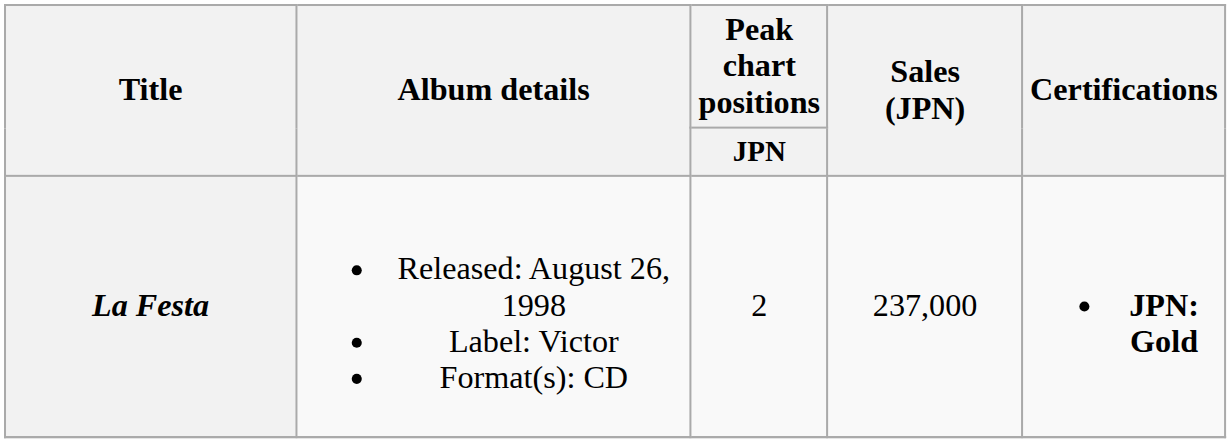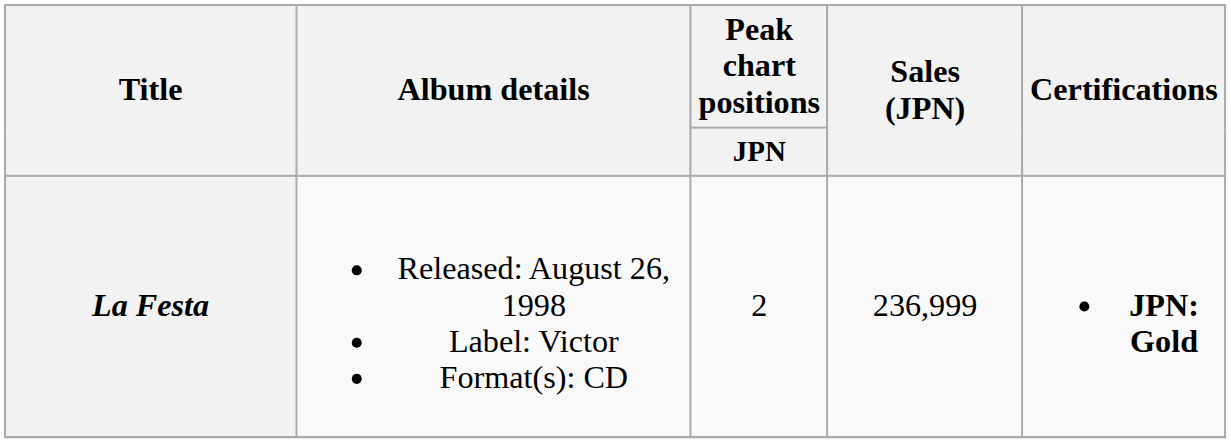(925, 305) 237,000 -> (925, 305) 236,999
